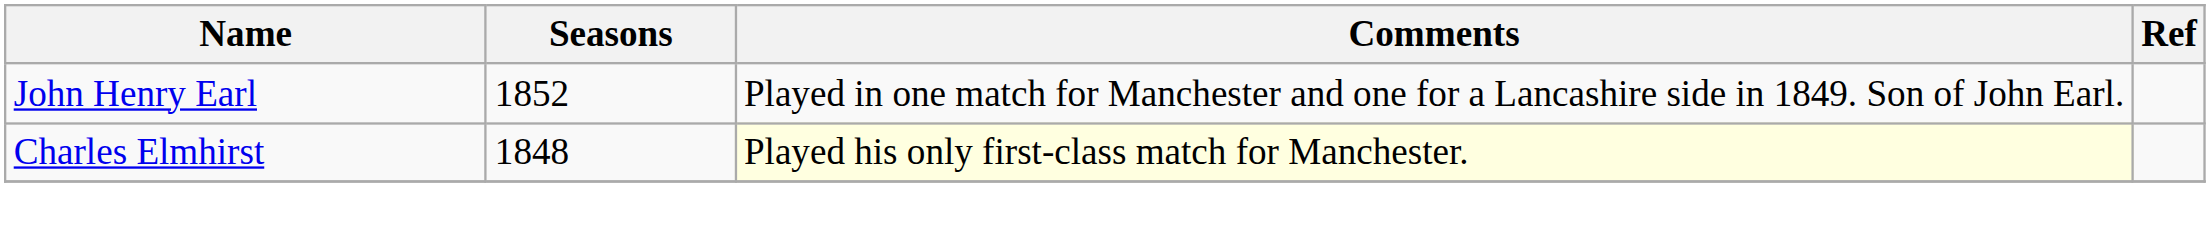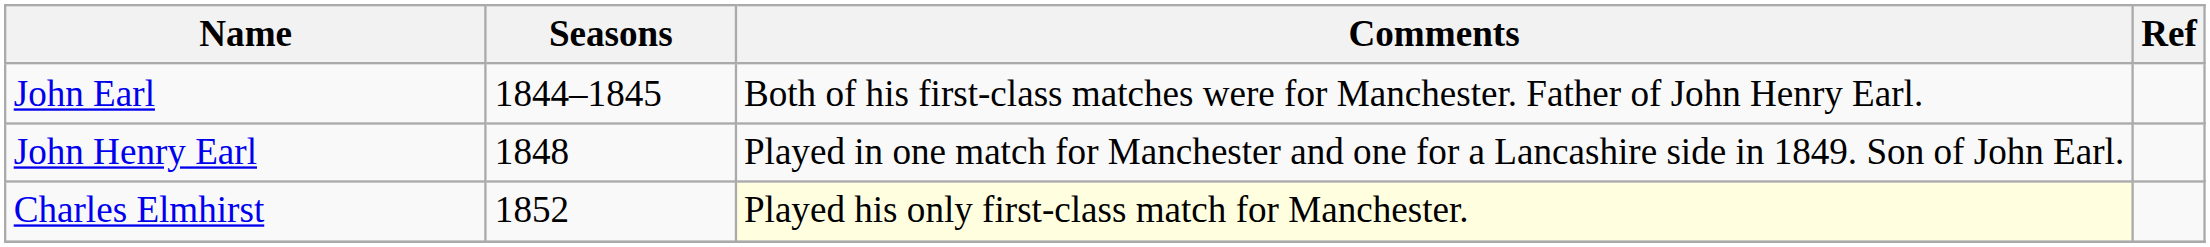+ row: (84, 92)
(532, 92) 1852 -> (532, 151) 1848
(532, 151) 1848 -> (532, 210) 1852
